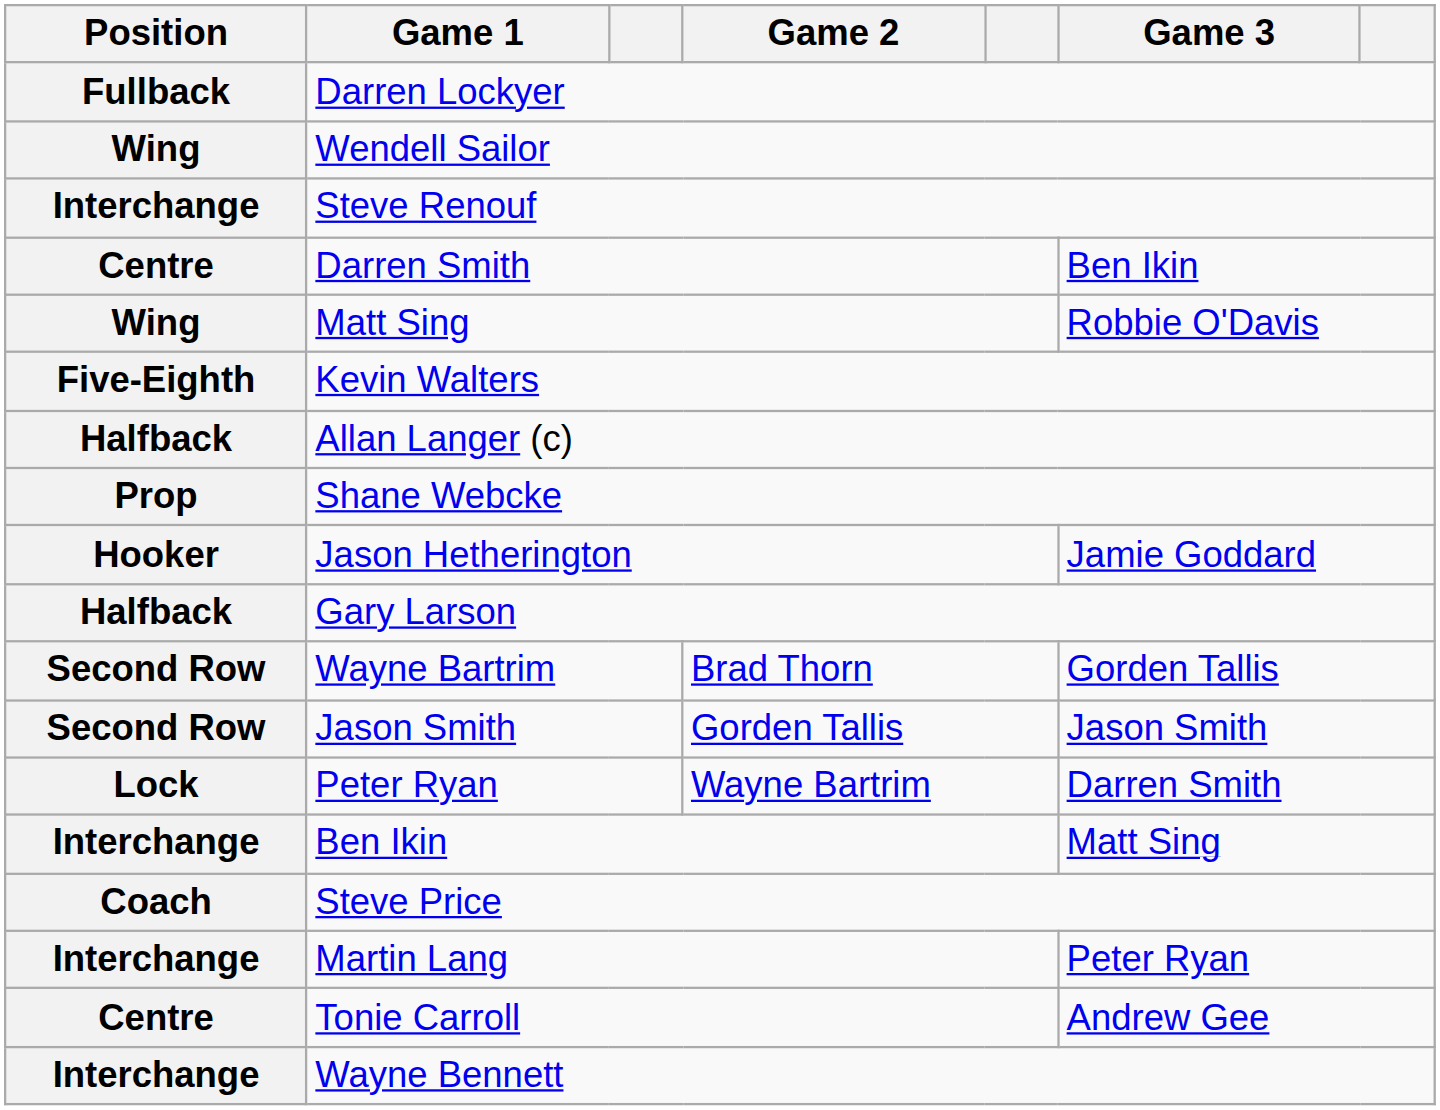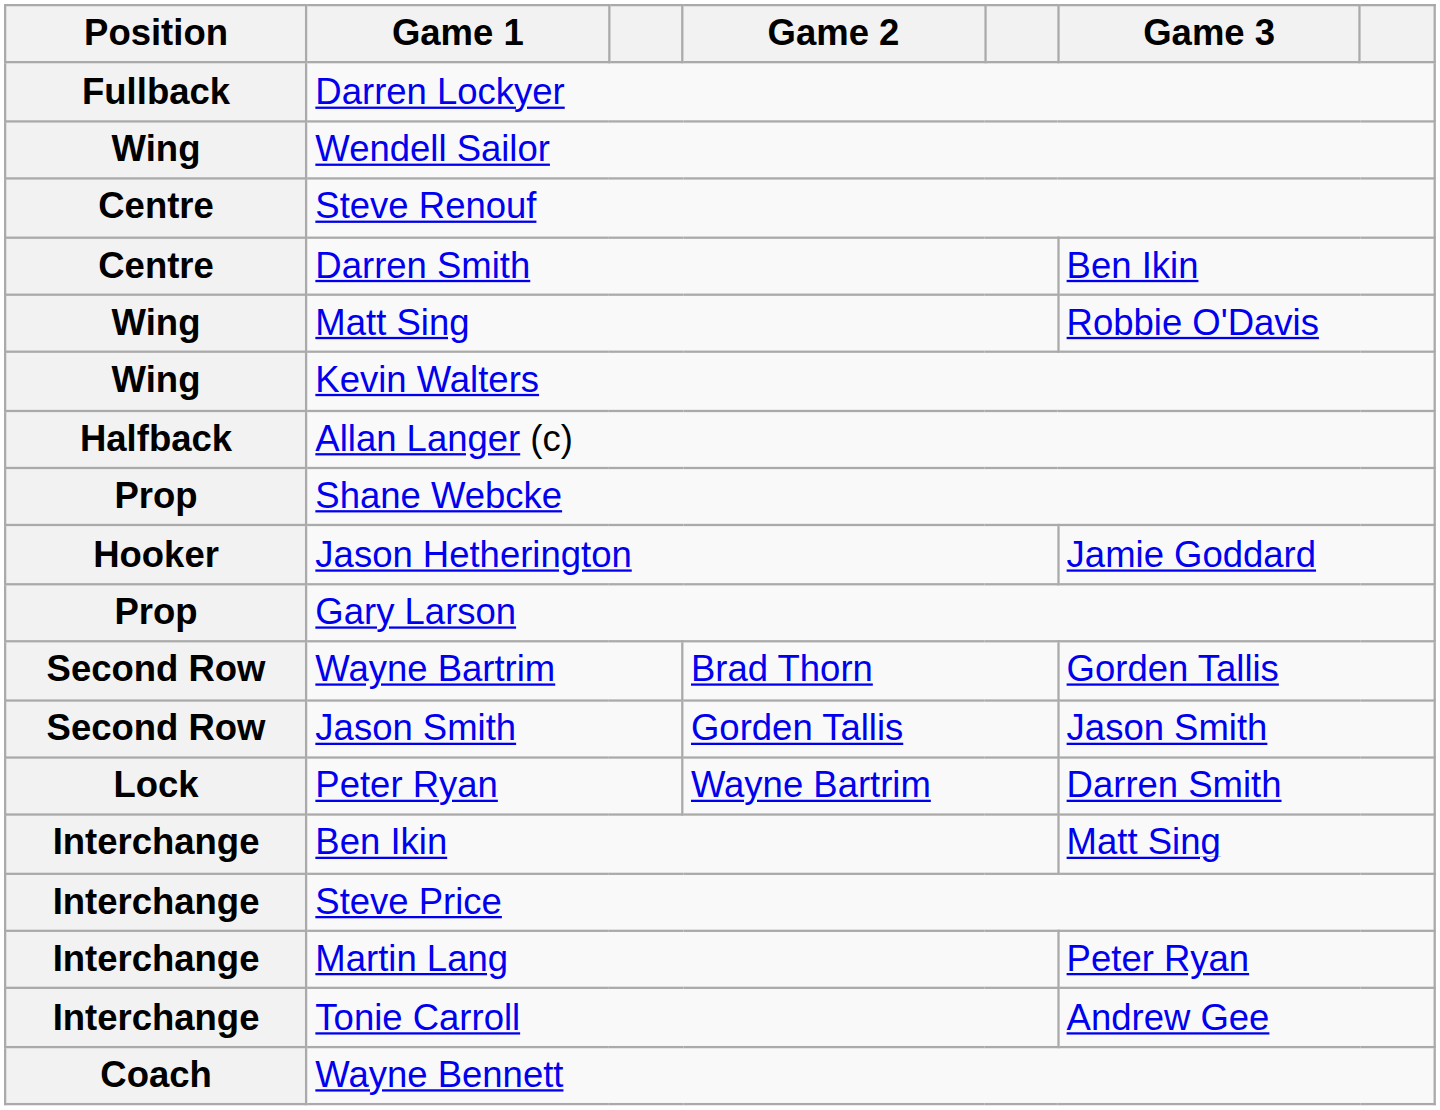(156, 206) Interchange -> (156, 206) Centre
(156, 380) Five-Eighth -> (156, 380) Wing
(156, 611) Halfback -> (156, 611) Prop
(156, 901) Coach -> (156, 901) Interchange
(156, 1016) Centre -> (156, 1016) Interchange
(156, 1074) Interchange -> (156, 1074) Coach
